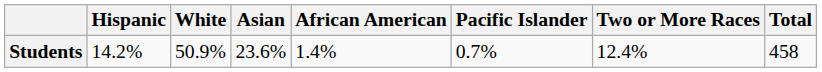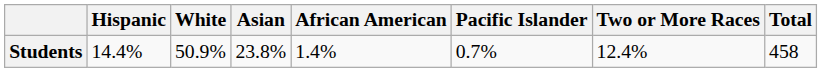(117, 51) 14.2% -> (117, 51) 14.4%
(261, 51) 23.6% -> (261, 51) 23.8%
